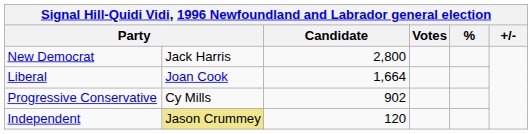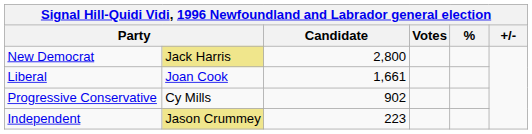(198, 56) no background -> (198, 56) khaki background
(390, 77) 1,664 -> (390, 77) 1,661
(395, 118) 120 -> (395, 118) 223
